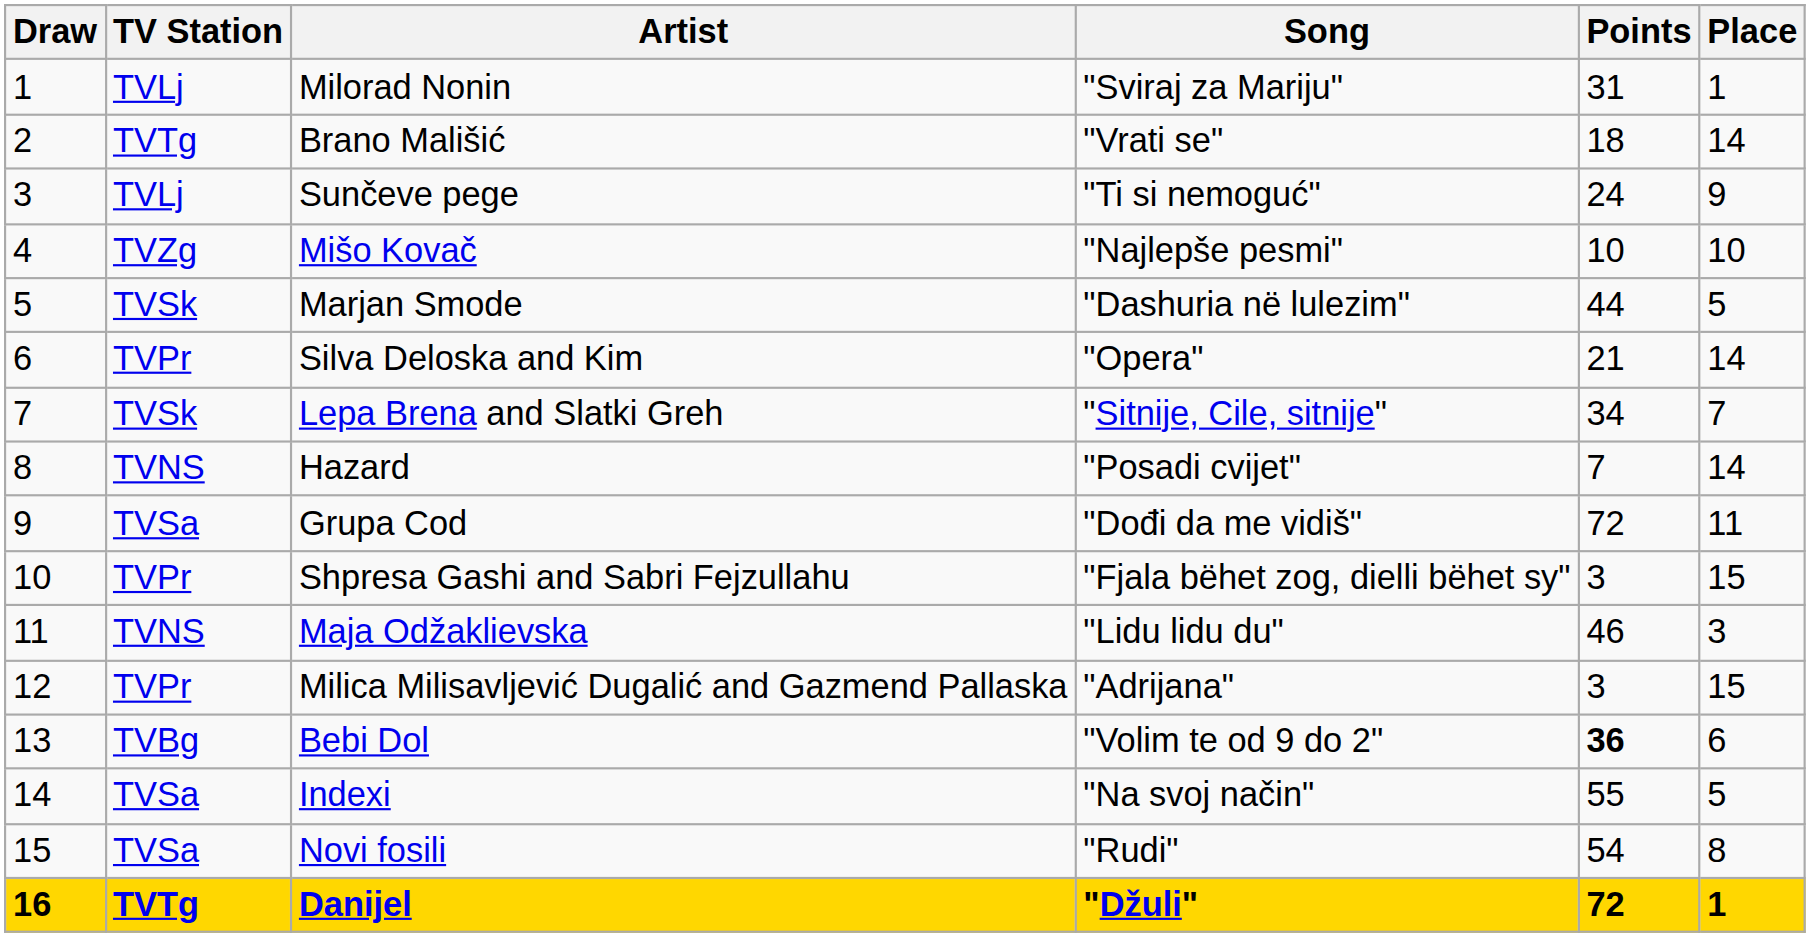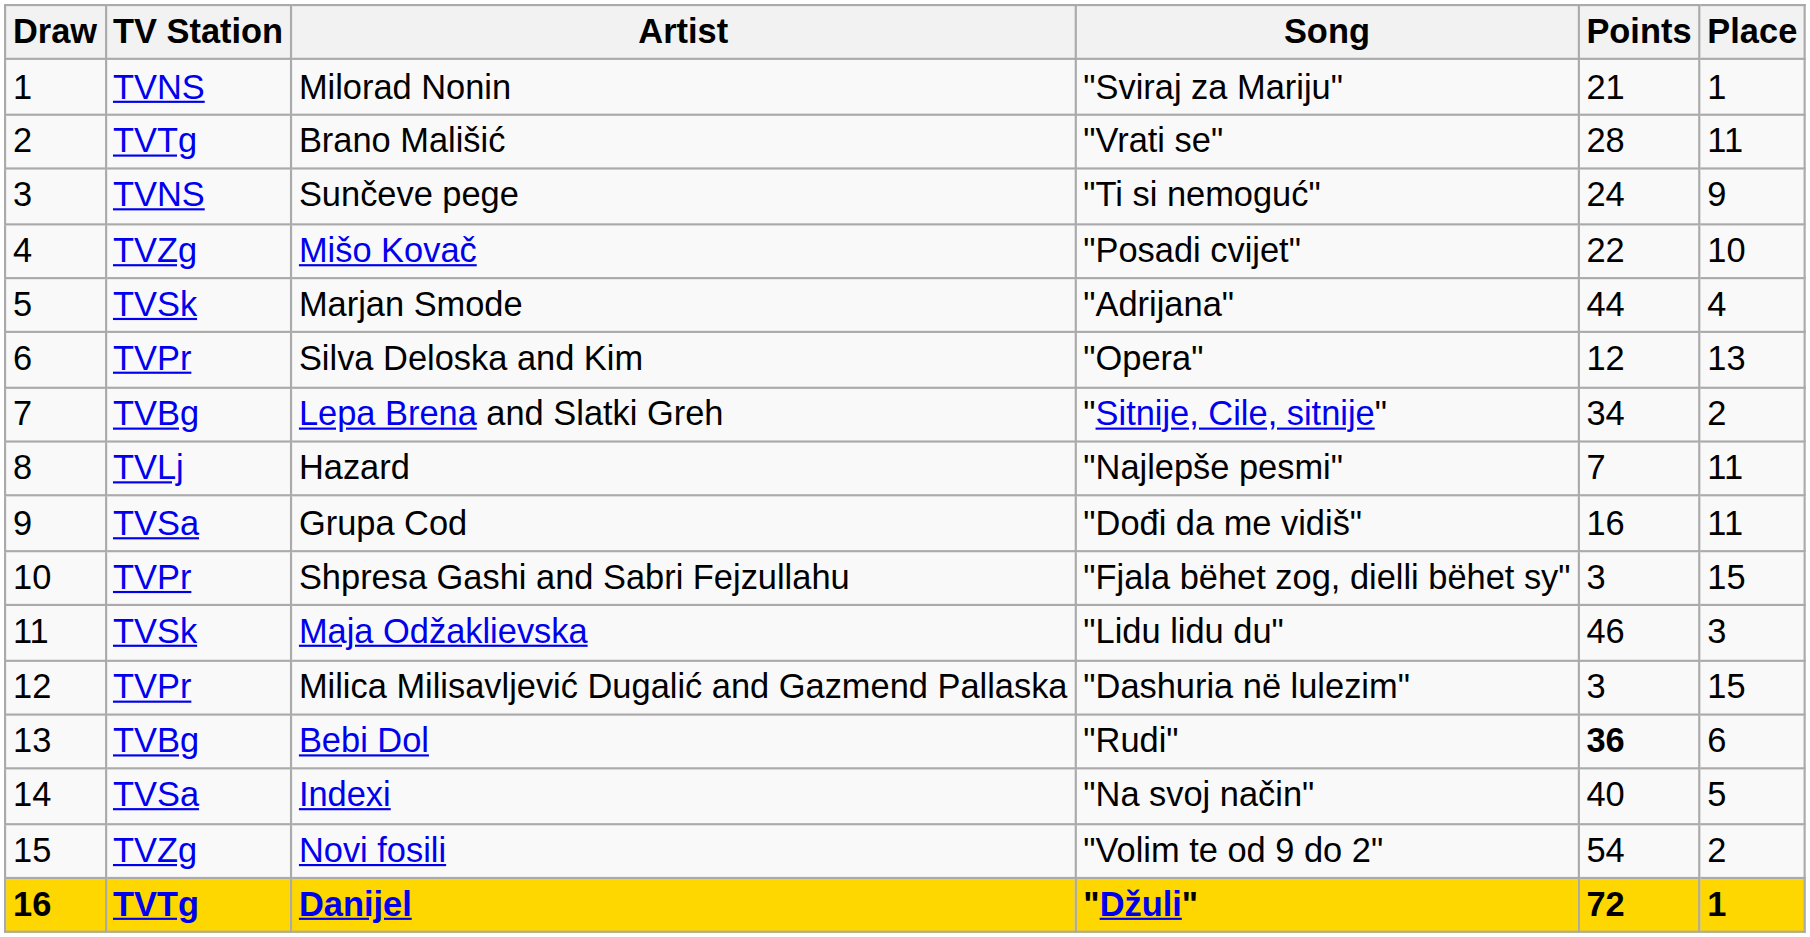(148, 86) TVLj -> (159, 86) TVNS
(1606, 86) 31 -> (1606, 86) 21
(1606, 140) 18 -> (1606, 140) 28
(1727, 140) 14 -> (1725, 140) 11
(148, 195) TVLj -> (159, 195) TVNS
(1213, 250) "Najlepše pesmi" -> (1192, 250) "Posadi cvijet"
(1606, 250) 10 -> (1606, 250) 22
(1247, 304) "Dashuria në lulezim" -> (1159, 304) "Adrijana"
(1717, 304) 5 -> (1717, 304) 4
(1606, 359) 21 -> (1606, 359) 12
(1727, 359) 14 -> (1727, 359) 13
(155, 413) TVSk -> (156, 413) TVBg
(1717, 413) 7 -> (1717, 413) 2
(159, 468) TVNS -> (148, 468) TVLj
(1192, 468) "Posadi cvijet" -> (1213, 468) "Najlepše pesmi"
(1727, 468) 14 -> (1725, 468) 11
(1606, 522) 72 -> (1606, 522) 16
(159, 631) TVNS -> (155, 631) TVSk
(1159, 686) "Adrijana" -> (1247, 686) "Dashuria në lulezim"
(1233, 741) "Volim te od 9 do 2" -> (1131, 741) "Rudi"
(1606, 795) 55 -> (1606, 795) 40
(156, 850) TVSa -> (155, 850) TVZg
(1131, 850) "Rudi" -> (1233, 850) "Volim te od 9 do 2"
(1717, 850) 8 -> (1717, 850) 2
